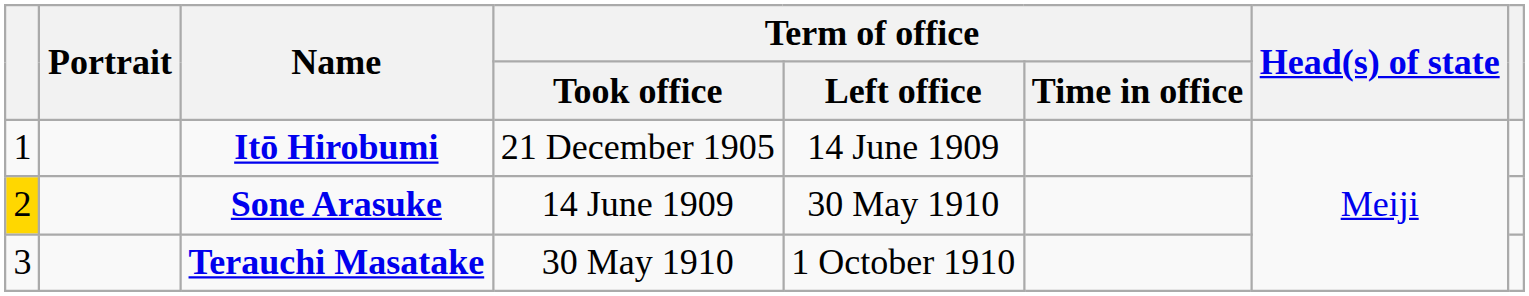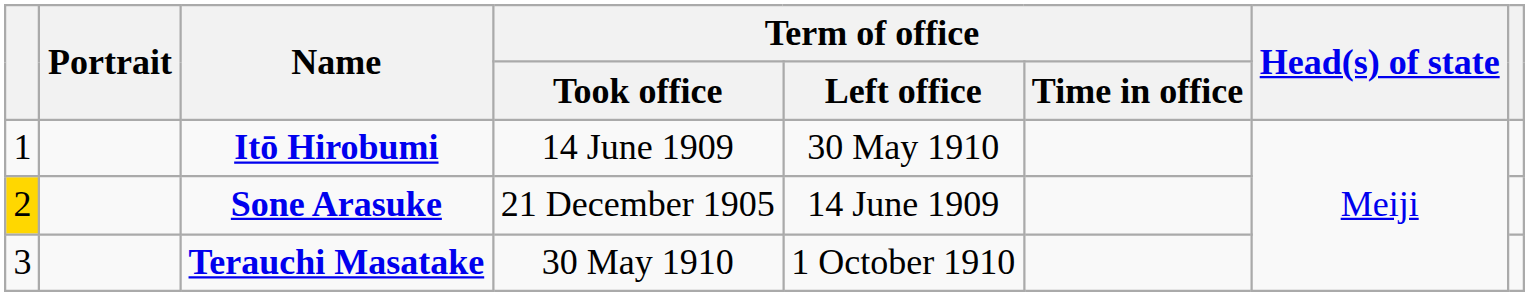(638, 147) 21 December 1905 -> (638, 147) 14 June 1909
(903, 147) 14 June 1909 -> (903, 147) 30 May 1910
(638, 204) 14 June 1909 -> (638, 204) 21 December 1905
(903, 204) 30 May 1910 -> (903, 204) 14 June 1909
